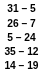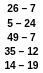- row: (21, 9)
+ row: (21, 37)
